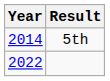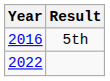(25, 40) 2014 -> (25, 40) 2016
